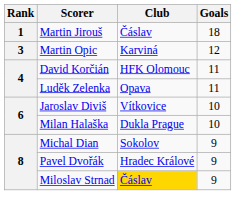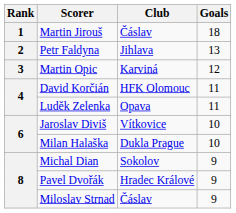+ row: (69, 50)
(136, 180) gold background -> (136, 198) no background
